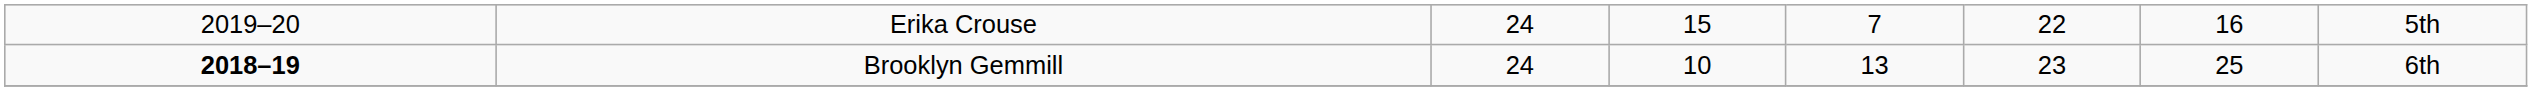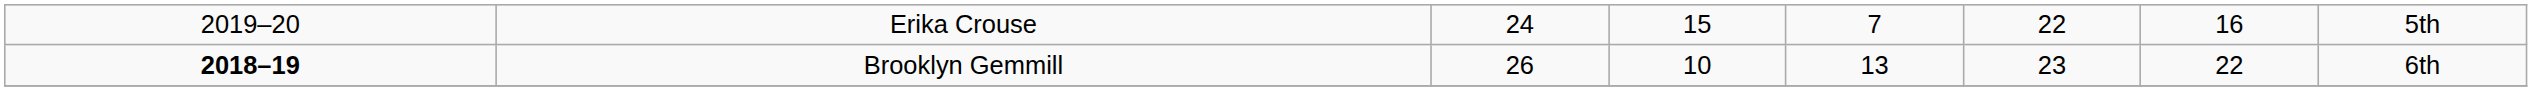(1520, 65) 24 -> (1520, 65) 26
(2229, 65) 25 -> (2229, 65) 22
